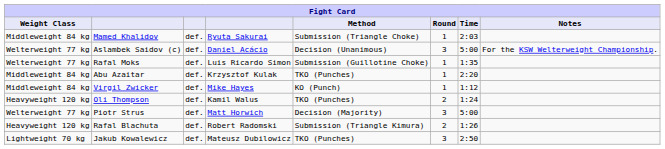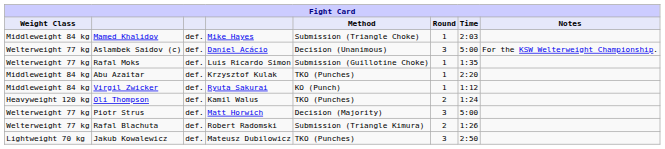(238, 36) Ryuta Sakurai -> (231, 36) Mike Hayes
(231, 87) Mike Hayes -> (238, 87) Ryuta Sakurai
(48, 125) Heavyweight 120 kg -> (48, 125) Welterweight 77 kg
